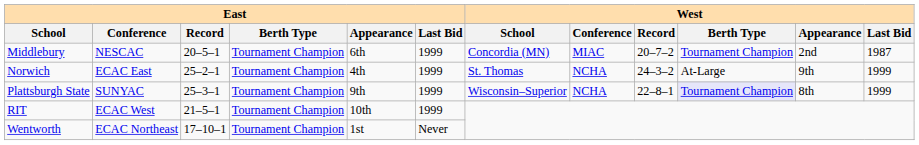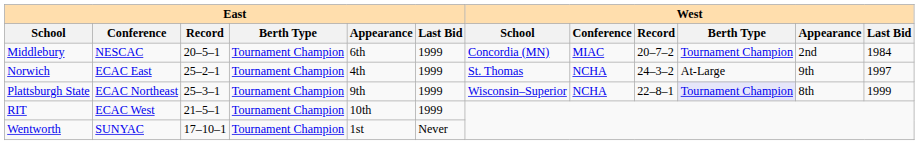(879, 52) 1987 -> (879, 52) 1984
(879, 71) 1999 -> (879, 71) 1997
(120, 91) SUNYAC -> (137, 91) ECAC Northeast
(137, 129) ECAC Northeast -> (120, 129) SUNYAC
